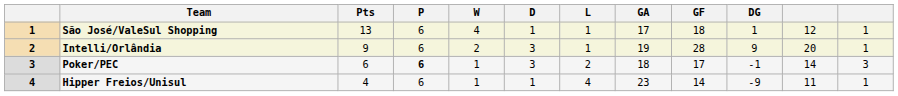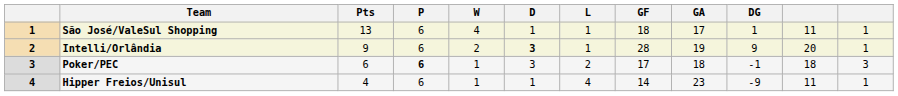columns swapped: (699, 13) <-> (643, 13)
(810, 30) 12 -> (810, 30) 11
(532, 47) normal -> (532, 47) bold
(810, 65) 14 -> (810, 65) 18
